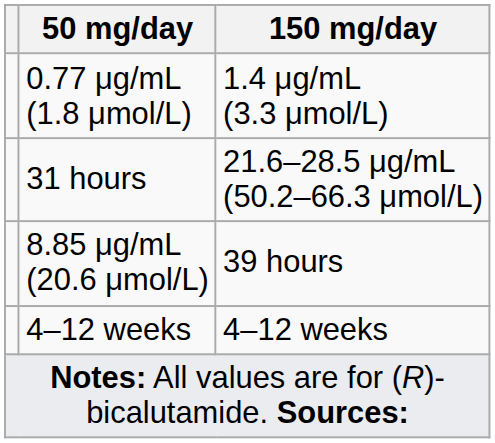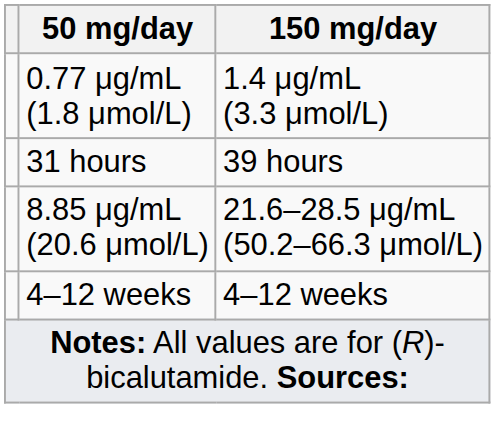(353, 179) 21.6–28.5 μg/mL (50.2–66.3 μmol/L) -> (283, 161) 39 hours
(283, 262) 39 hours -> (353, 228) 21.6–28.5 μg/mL (50.2–66.3 μmol/L)
